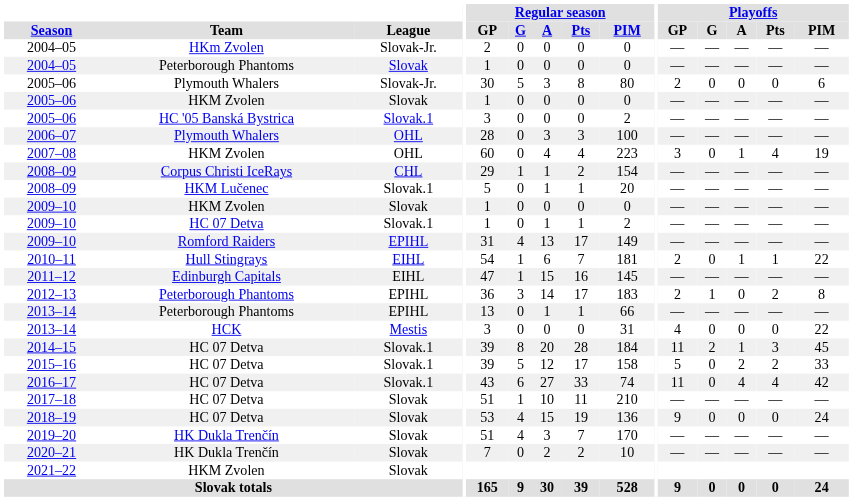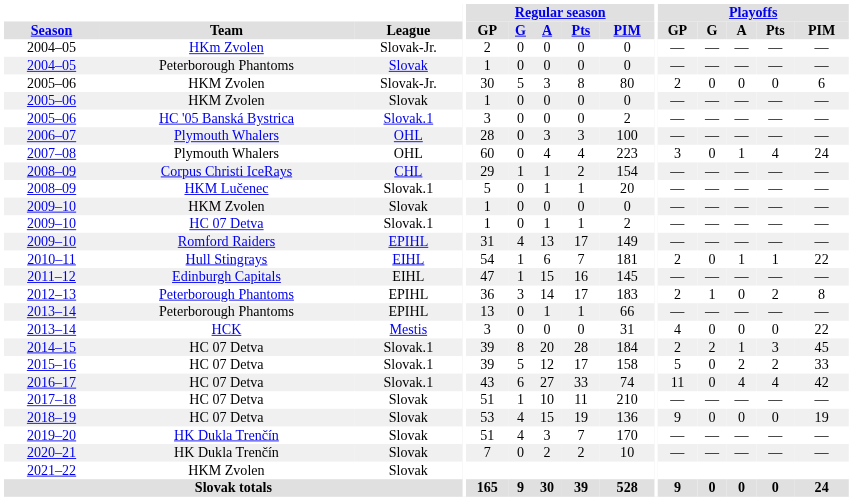(226, 83) Plymouth Whalers -> (226, 83) HKM Zvolen
(226, 153) HKM Zvolen -> (226, 153) Plymouth Whalers
(822, 153) 19 -> (822, 153) 24
(677, 347) 11 -> (677, 347) 2
(822, 417) 24 -> (822, 417) 19
